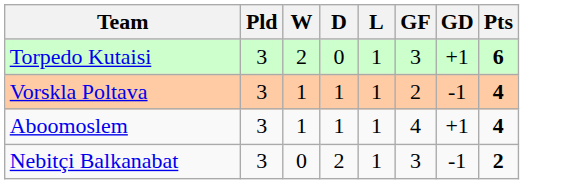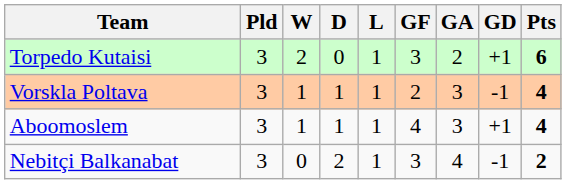+ column: (457, 21)
